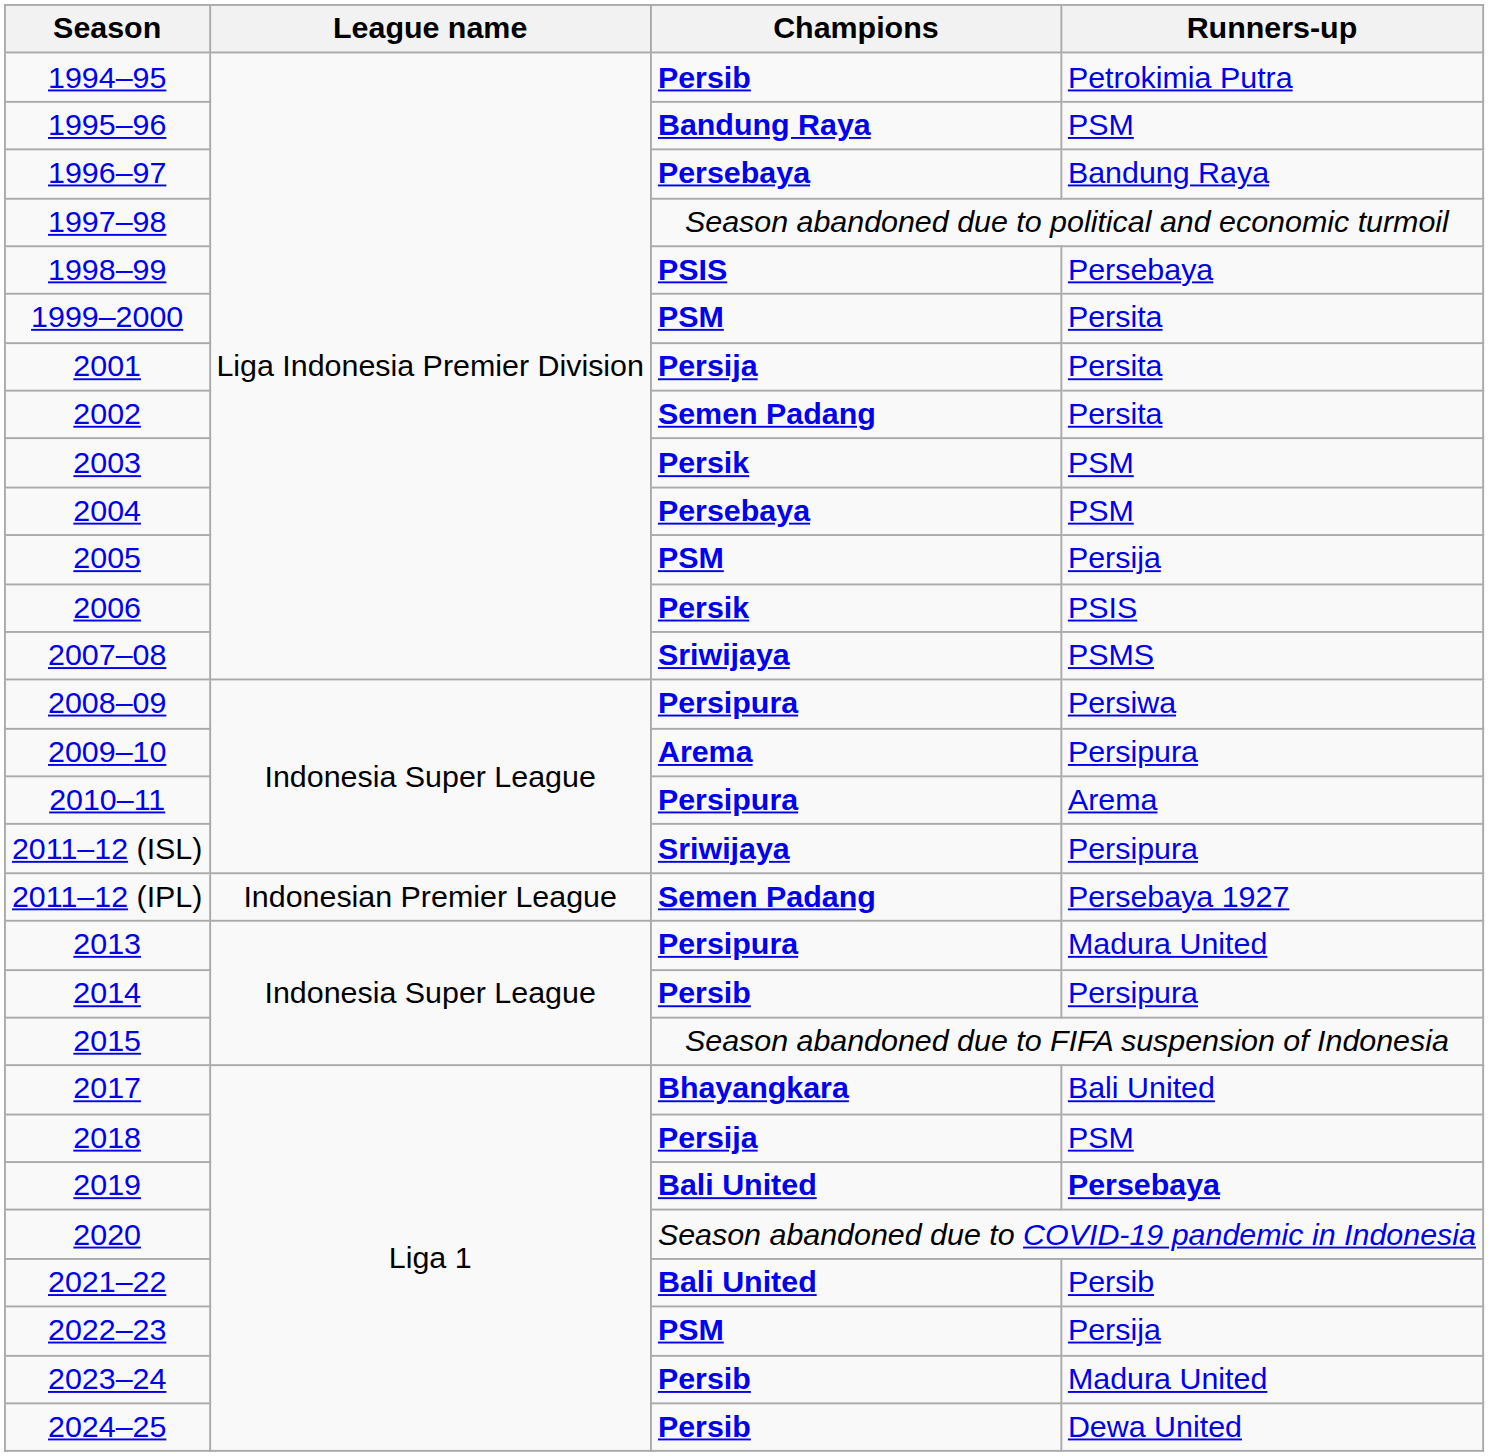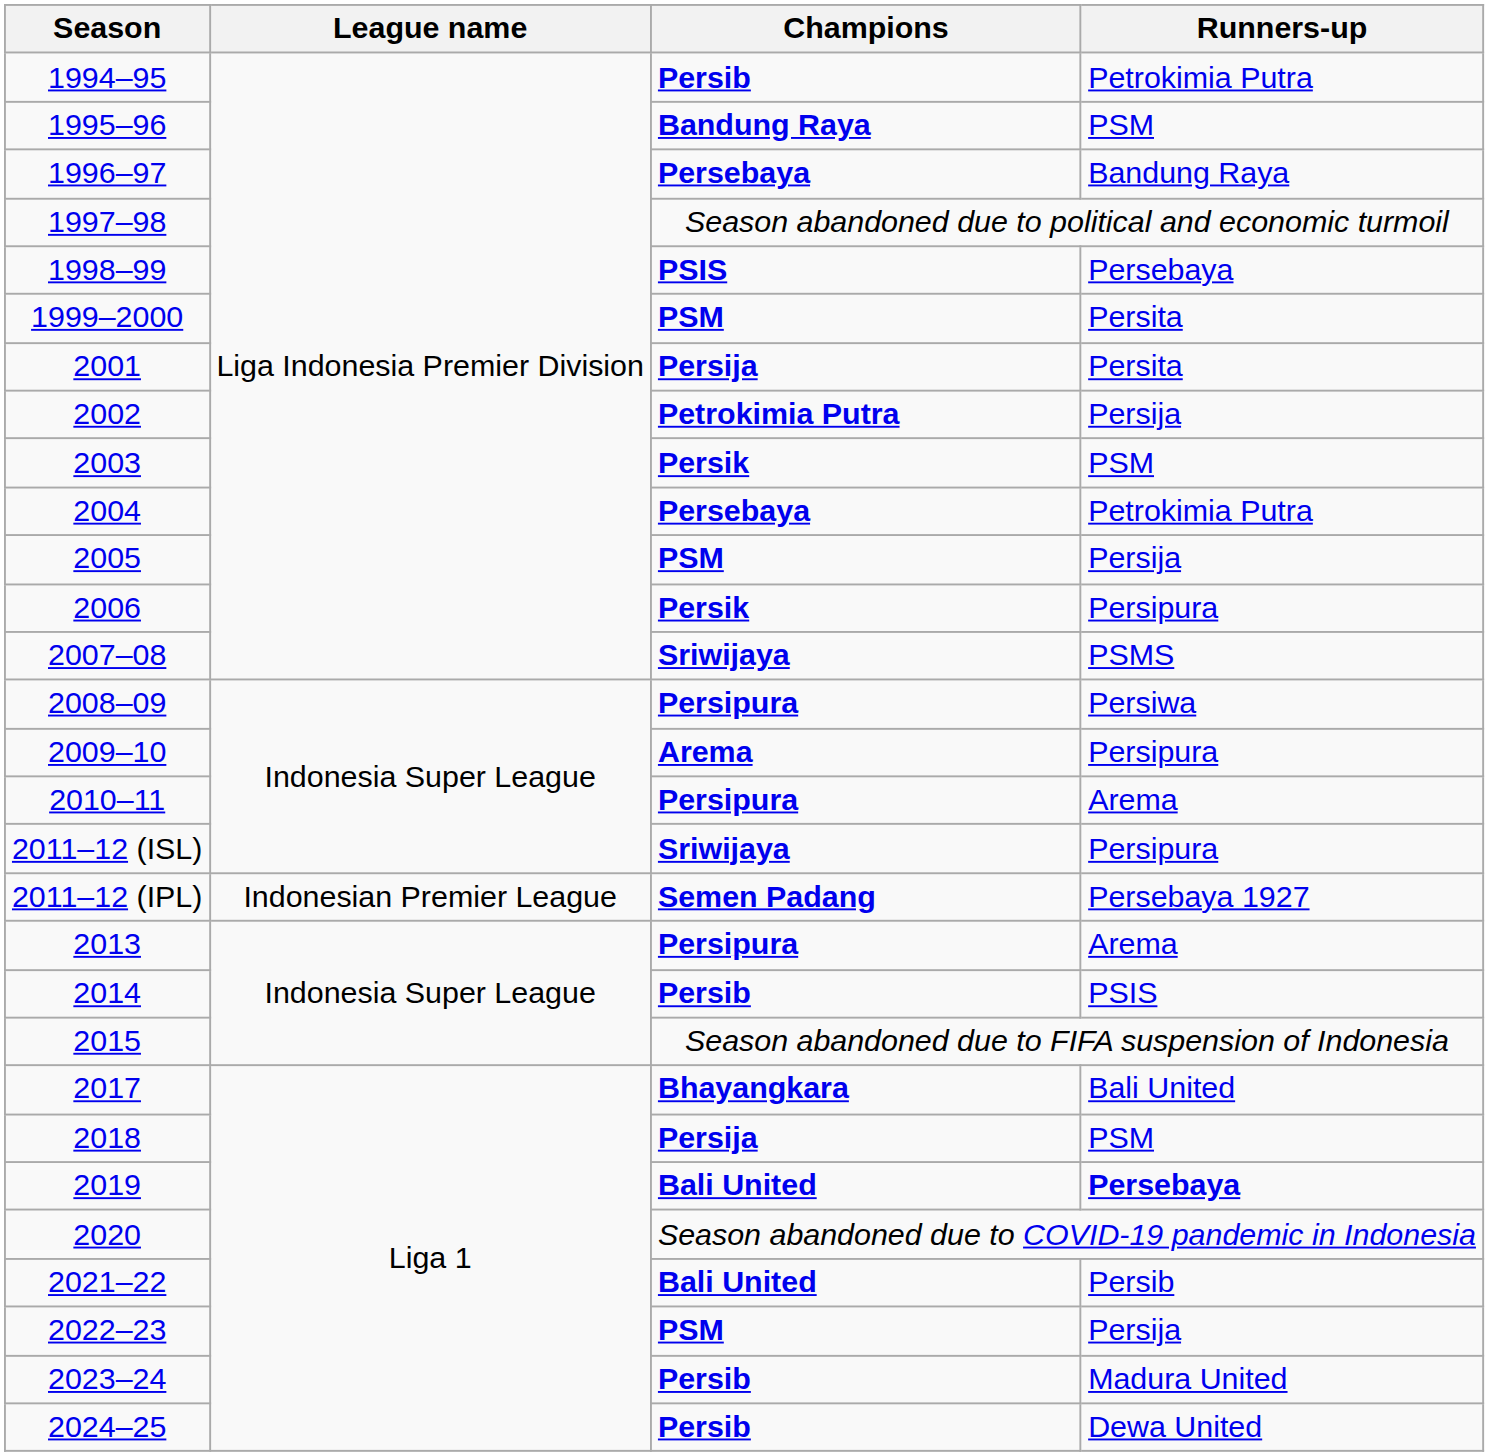(767, 414) Semen Padang -> (779, 414) Petrokimia Putra
(1115, 414) Persita -> (1135, 414) Persija
(1101, 510) PSM -> (1200, 510) Petrokimia Putra
(1103, 607) PSIS -> (1153, 607) Persipura
(1168, 944) Madura United -> (1133, 944) Arema
(1133, 992) Persipura -> (1123, 992) PSIS
